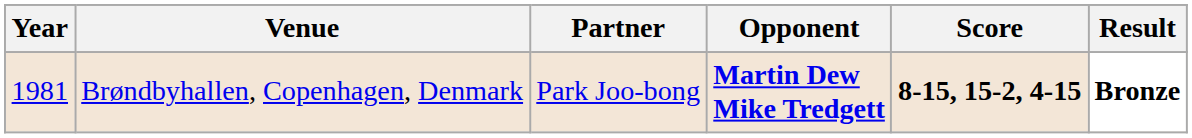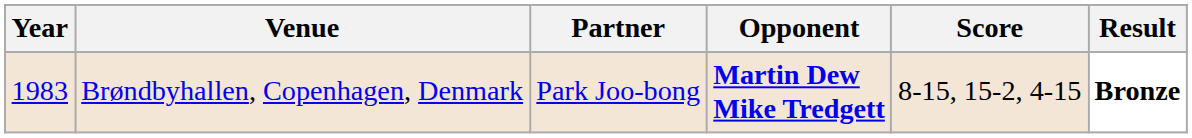(40, 91) 1981 -> (40, 91) 1983
(990, 91) bold -> (990, 91) normal
